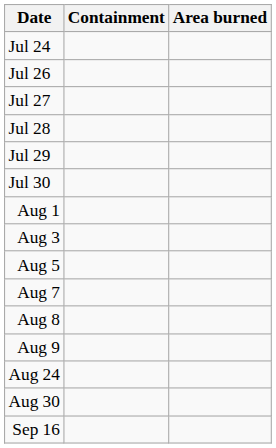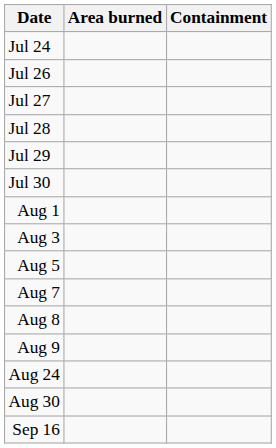columns swapped: (220, 18) <-> (116, 18)
